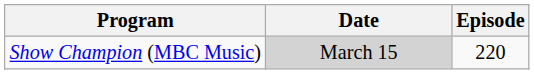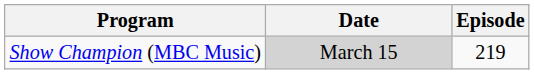(490, 52) 220 -> (490, 52) 219
